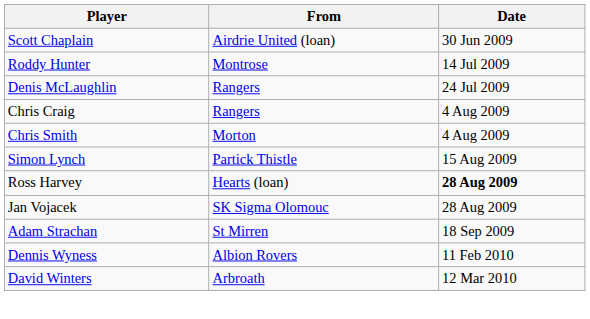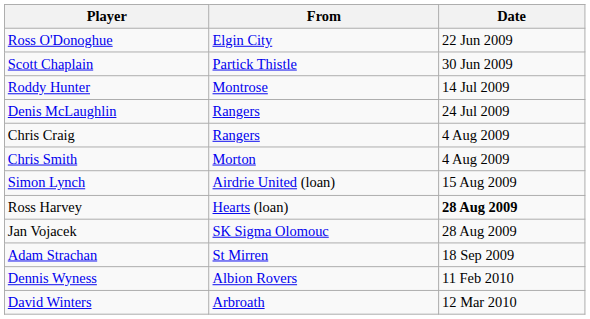+ row: (60, 40)
(274, 40) Airdrie United (loan) -> (255, 64) Partick Thistle
(255, 159) Partick Thistle -> (274, 183) Airdrie United (loan)
